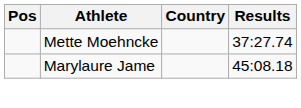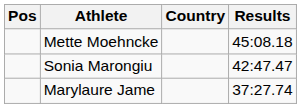(262, 41) 37:27.74 -> (262, 41) 45:08.18
+ row: (98, 66)
(262, 66) 45:08.18 -> (262, 90) 37:27.74
